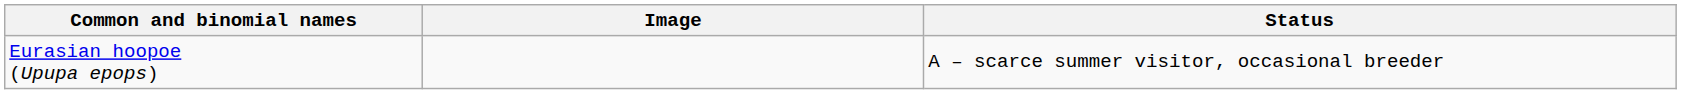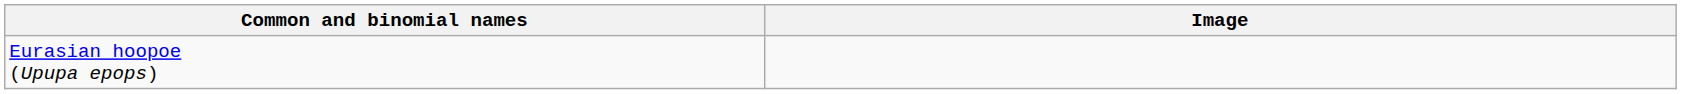- column: (1300, 20)
